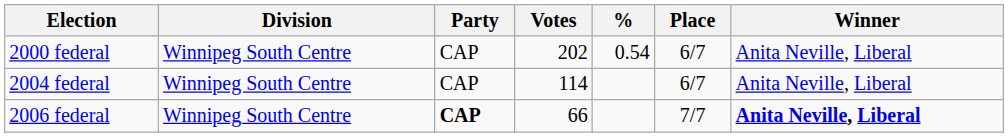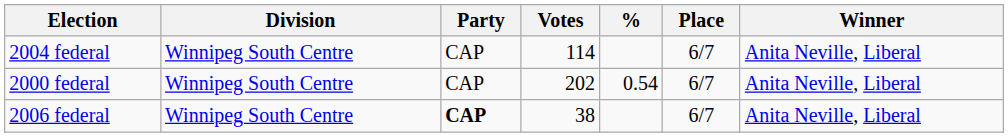rows swapped: (59, 52) <-> (59, 83)
(578, 115) 66 -> (585, 115) 38
(693, 115) 7/7 -> (701, 115) 6/7
(828, 115) bold -> (833, 115) normal
